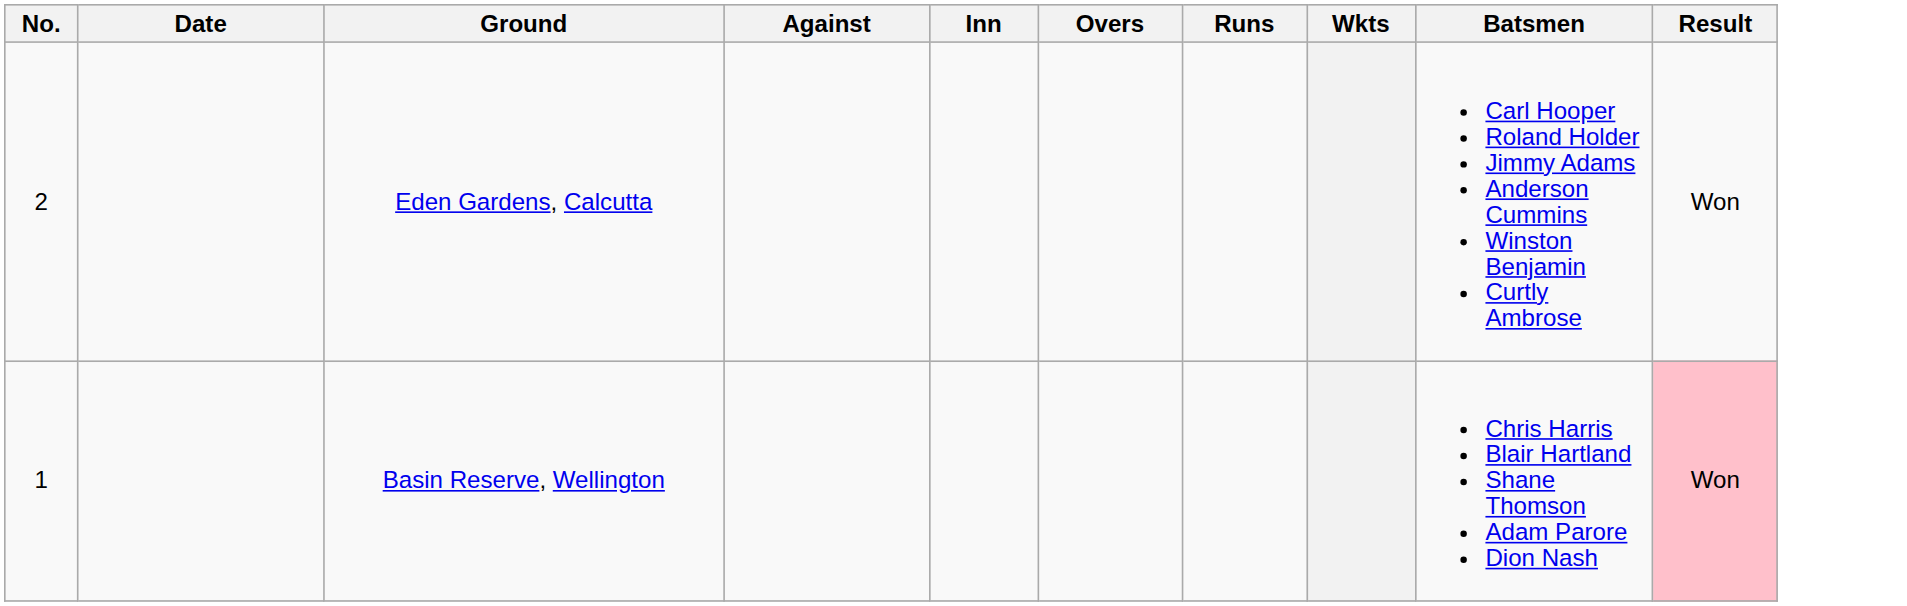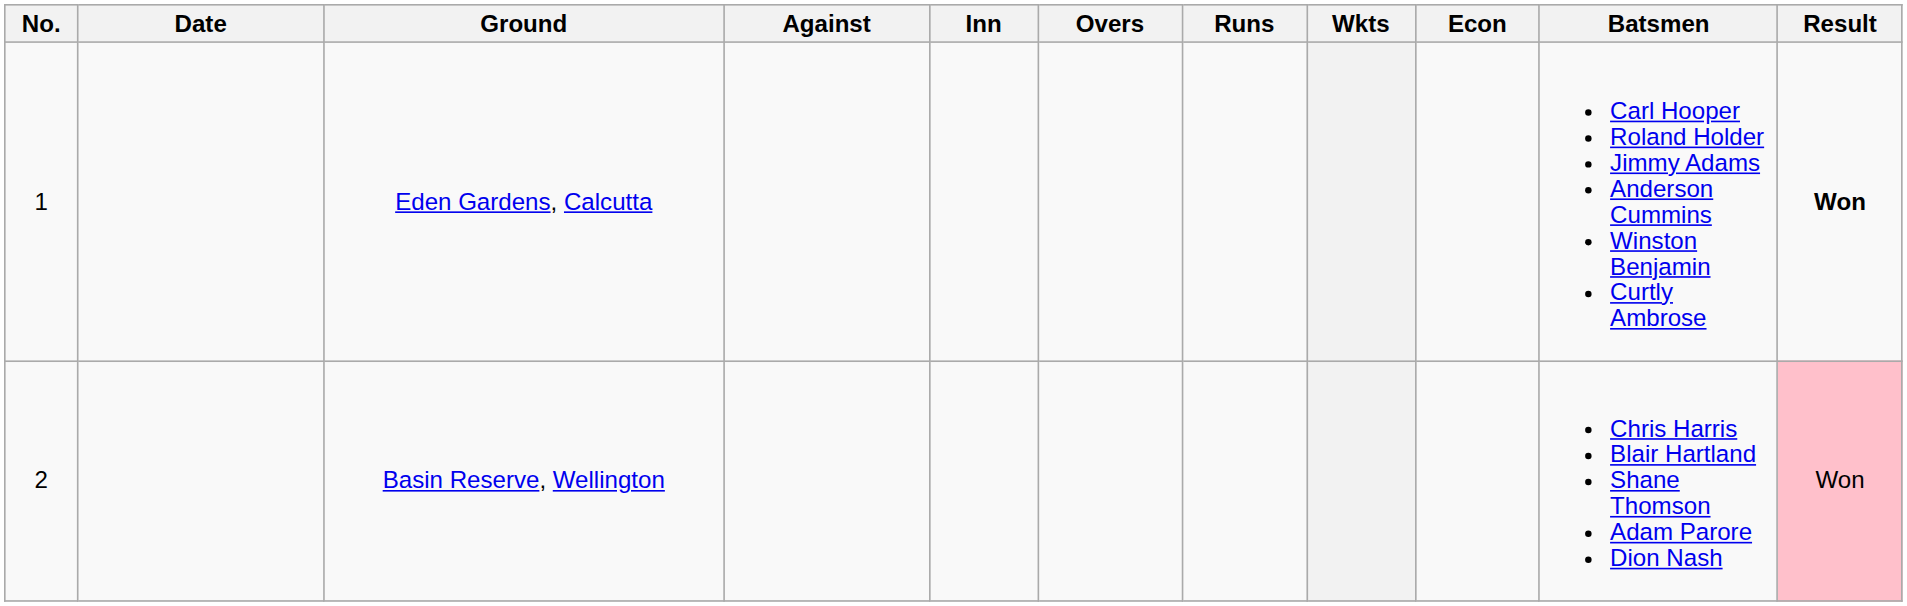+ column: (1477, 23)
(41, 201) 2 -> (41, 201) 1
(1715, 201) normal -> (1840, 201) bold
(41, 481) 1 -> (41, 481) 2
